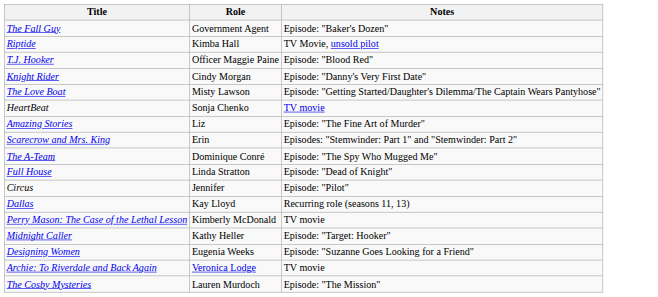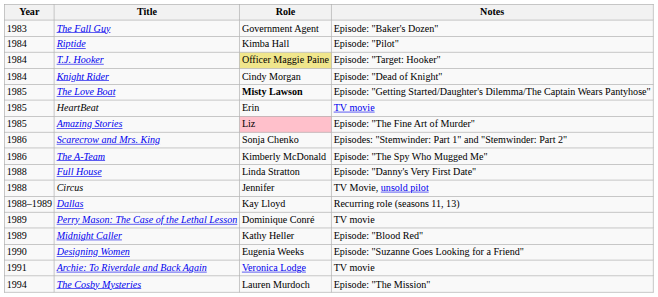+ column: (29, 12)
(331, 44) TV Movie, unsold pilot -> (366, 44) Episode: "Pilot"
(235, 60) no background -> (285, 60) khaki background
(328, 60) Episode: "Blood Red" -> (387, 60) Episode: "Target: Hooker"
(355, 76) Episode: "Danny's Very First Date" -> (388, 76) Episode: "Dead of Knight"
(221, 92) normal -> (272, 92) bold
(220, 108) Sonja Chenko -> (251, 108) Erin
(199, 124) no background -> (249, 124) pink background
(201, 140) Erin -> (270, 140) Sonja Chenko
(228, 156) Dominique Conré -> (284, 156) Kimberly McDonald
(338, 172) Episode: "Dead of Knight" -> (405, 172) Episode: "Danny's Very First Date"
(316, 188) Episode: "Pilot" -> (381, 188) TV Movie, unsold pilot
(234, 220) Kimberly McDonald -> (278, 220) Dominique Conré
(337, 236) Episode: "Target: Hooker" -> (378, 236) Episode: "Blood Red"
